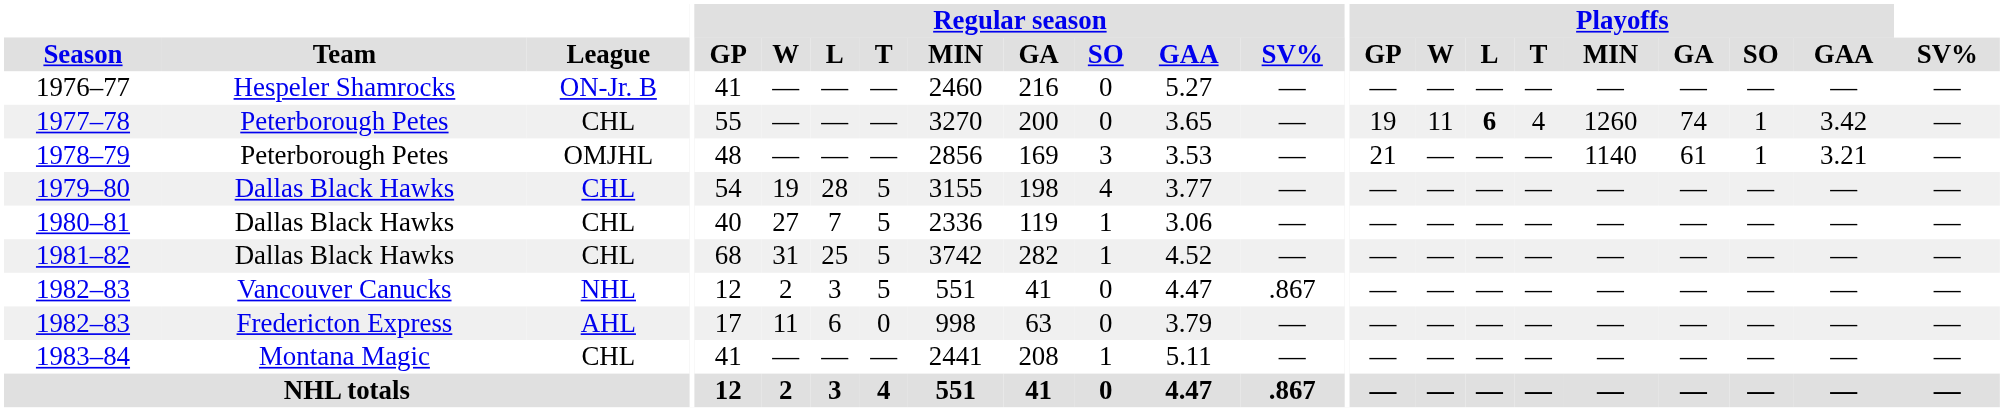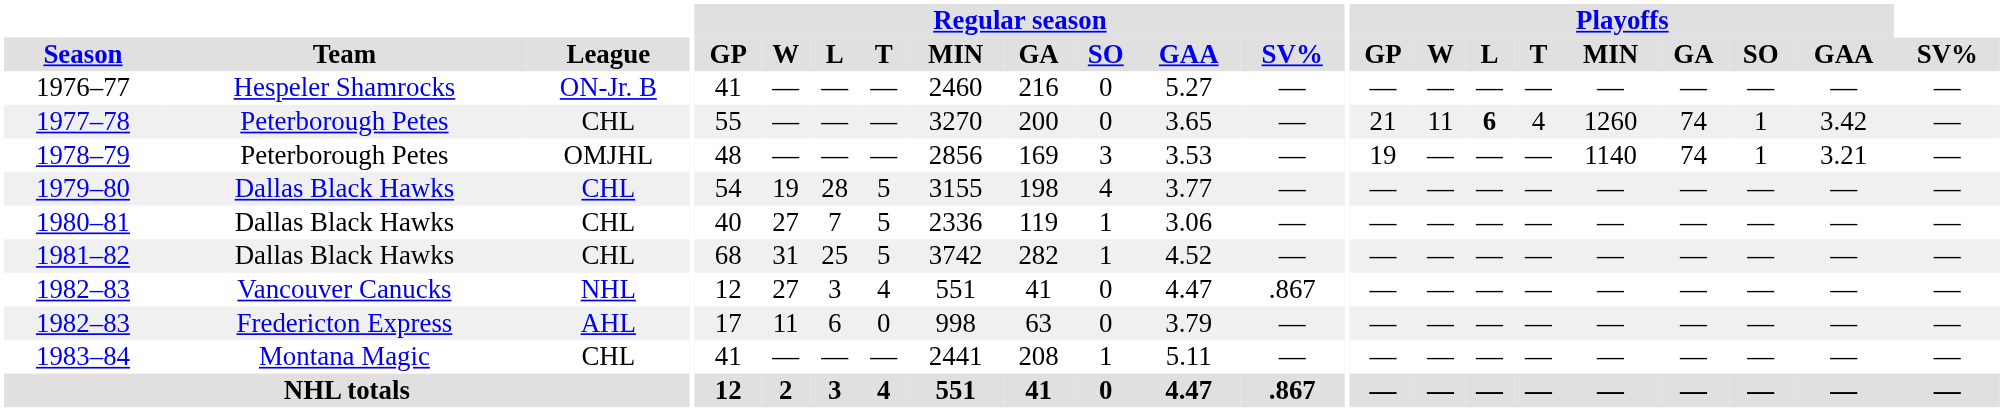(1383, 121) 19 -> (1383, 121) 21
(1383, 154) 21 -> (1383, 154) 19
(1693, 154) 61 -> (1693, 154) 74
(786, 289) 2 -> (786, 289) 27
(884, 289) 5 -> (884, 289) 4
